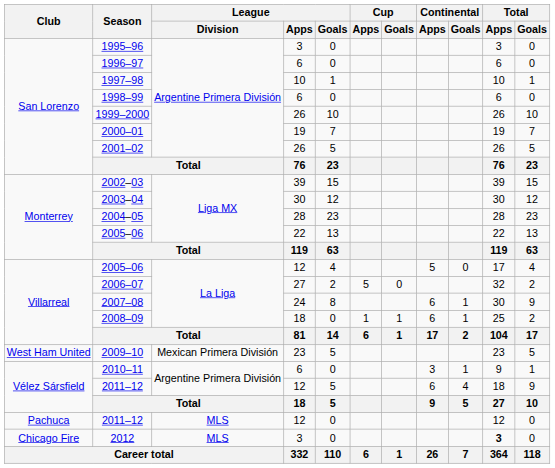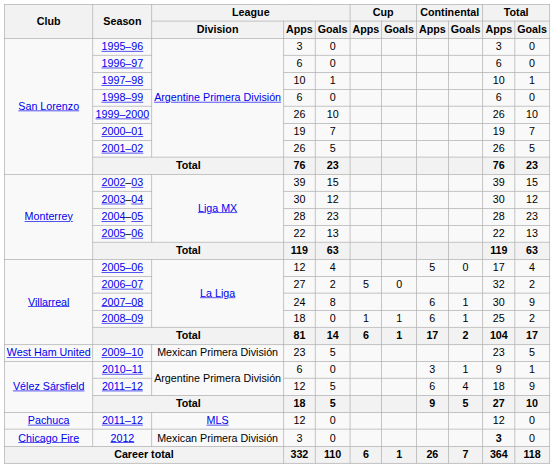(218, 438) MLS -> (218, 438) Mexican Primera División
